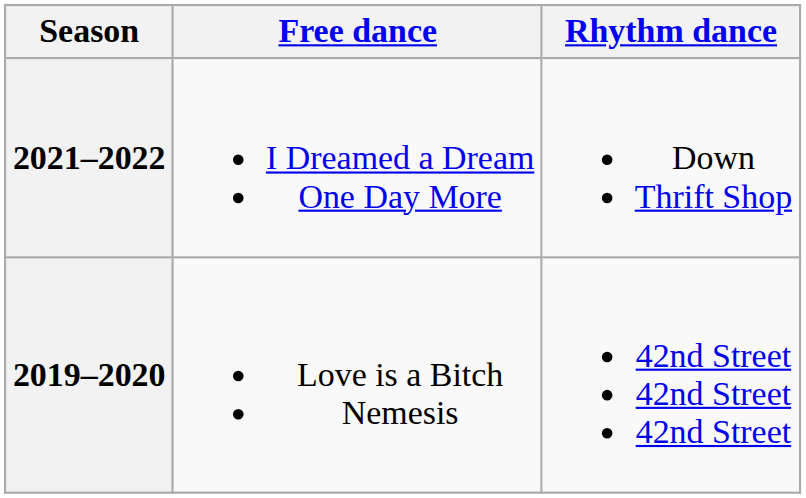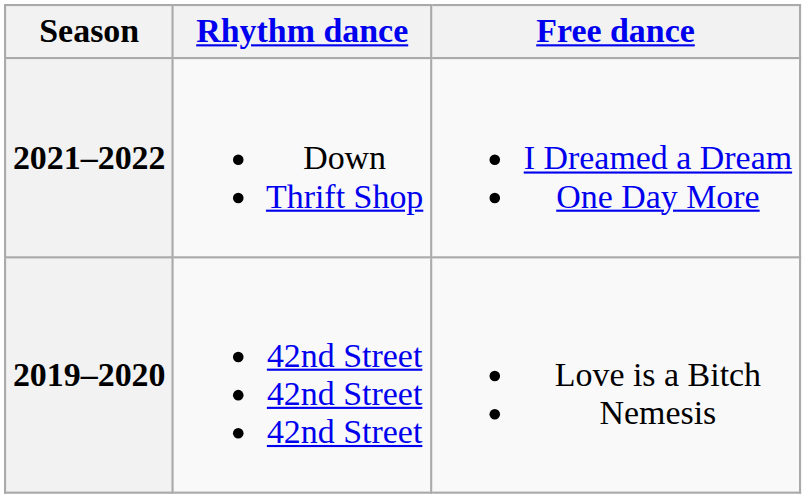columns swapped: (671, 31) <-> (358, 31)
